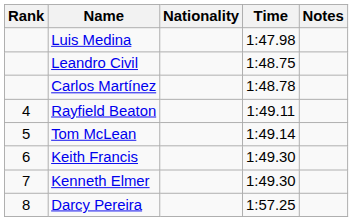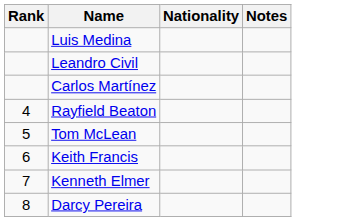- column: (271, 16)
